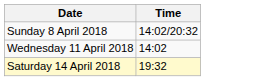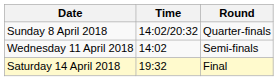+ column: (237, 13)
